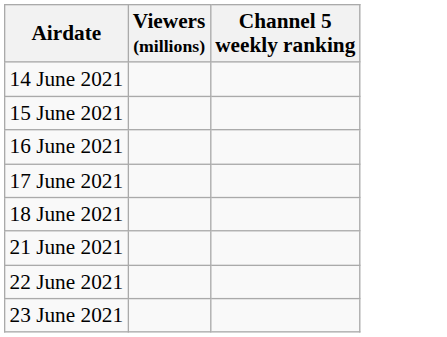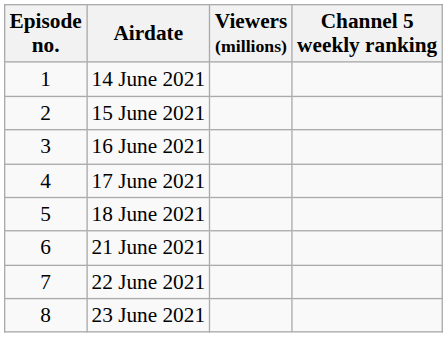+ column: (46, 33)
